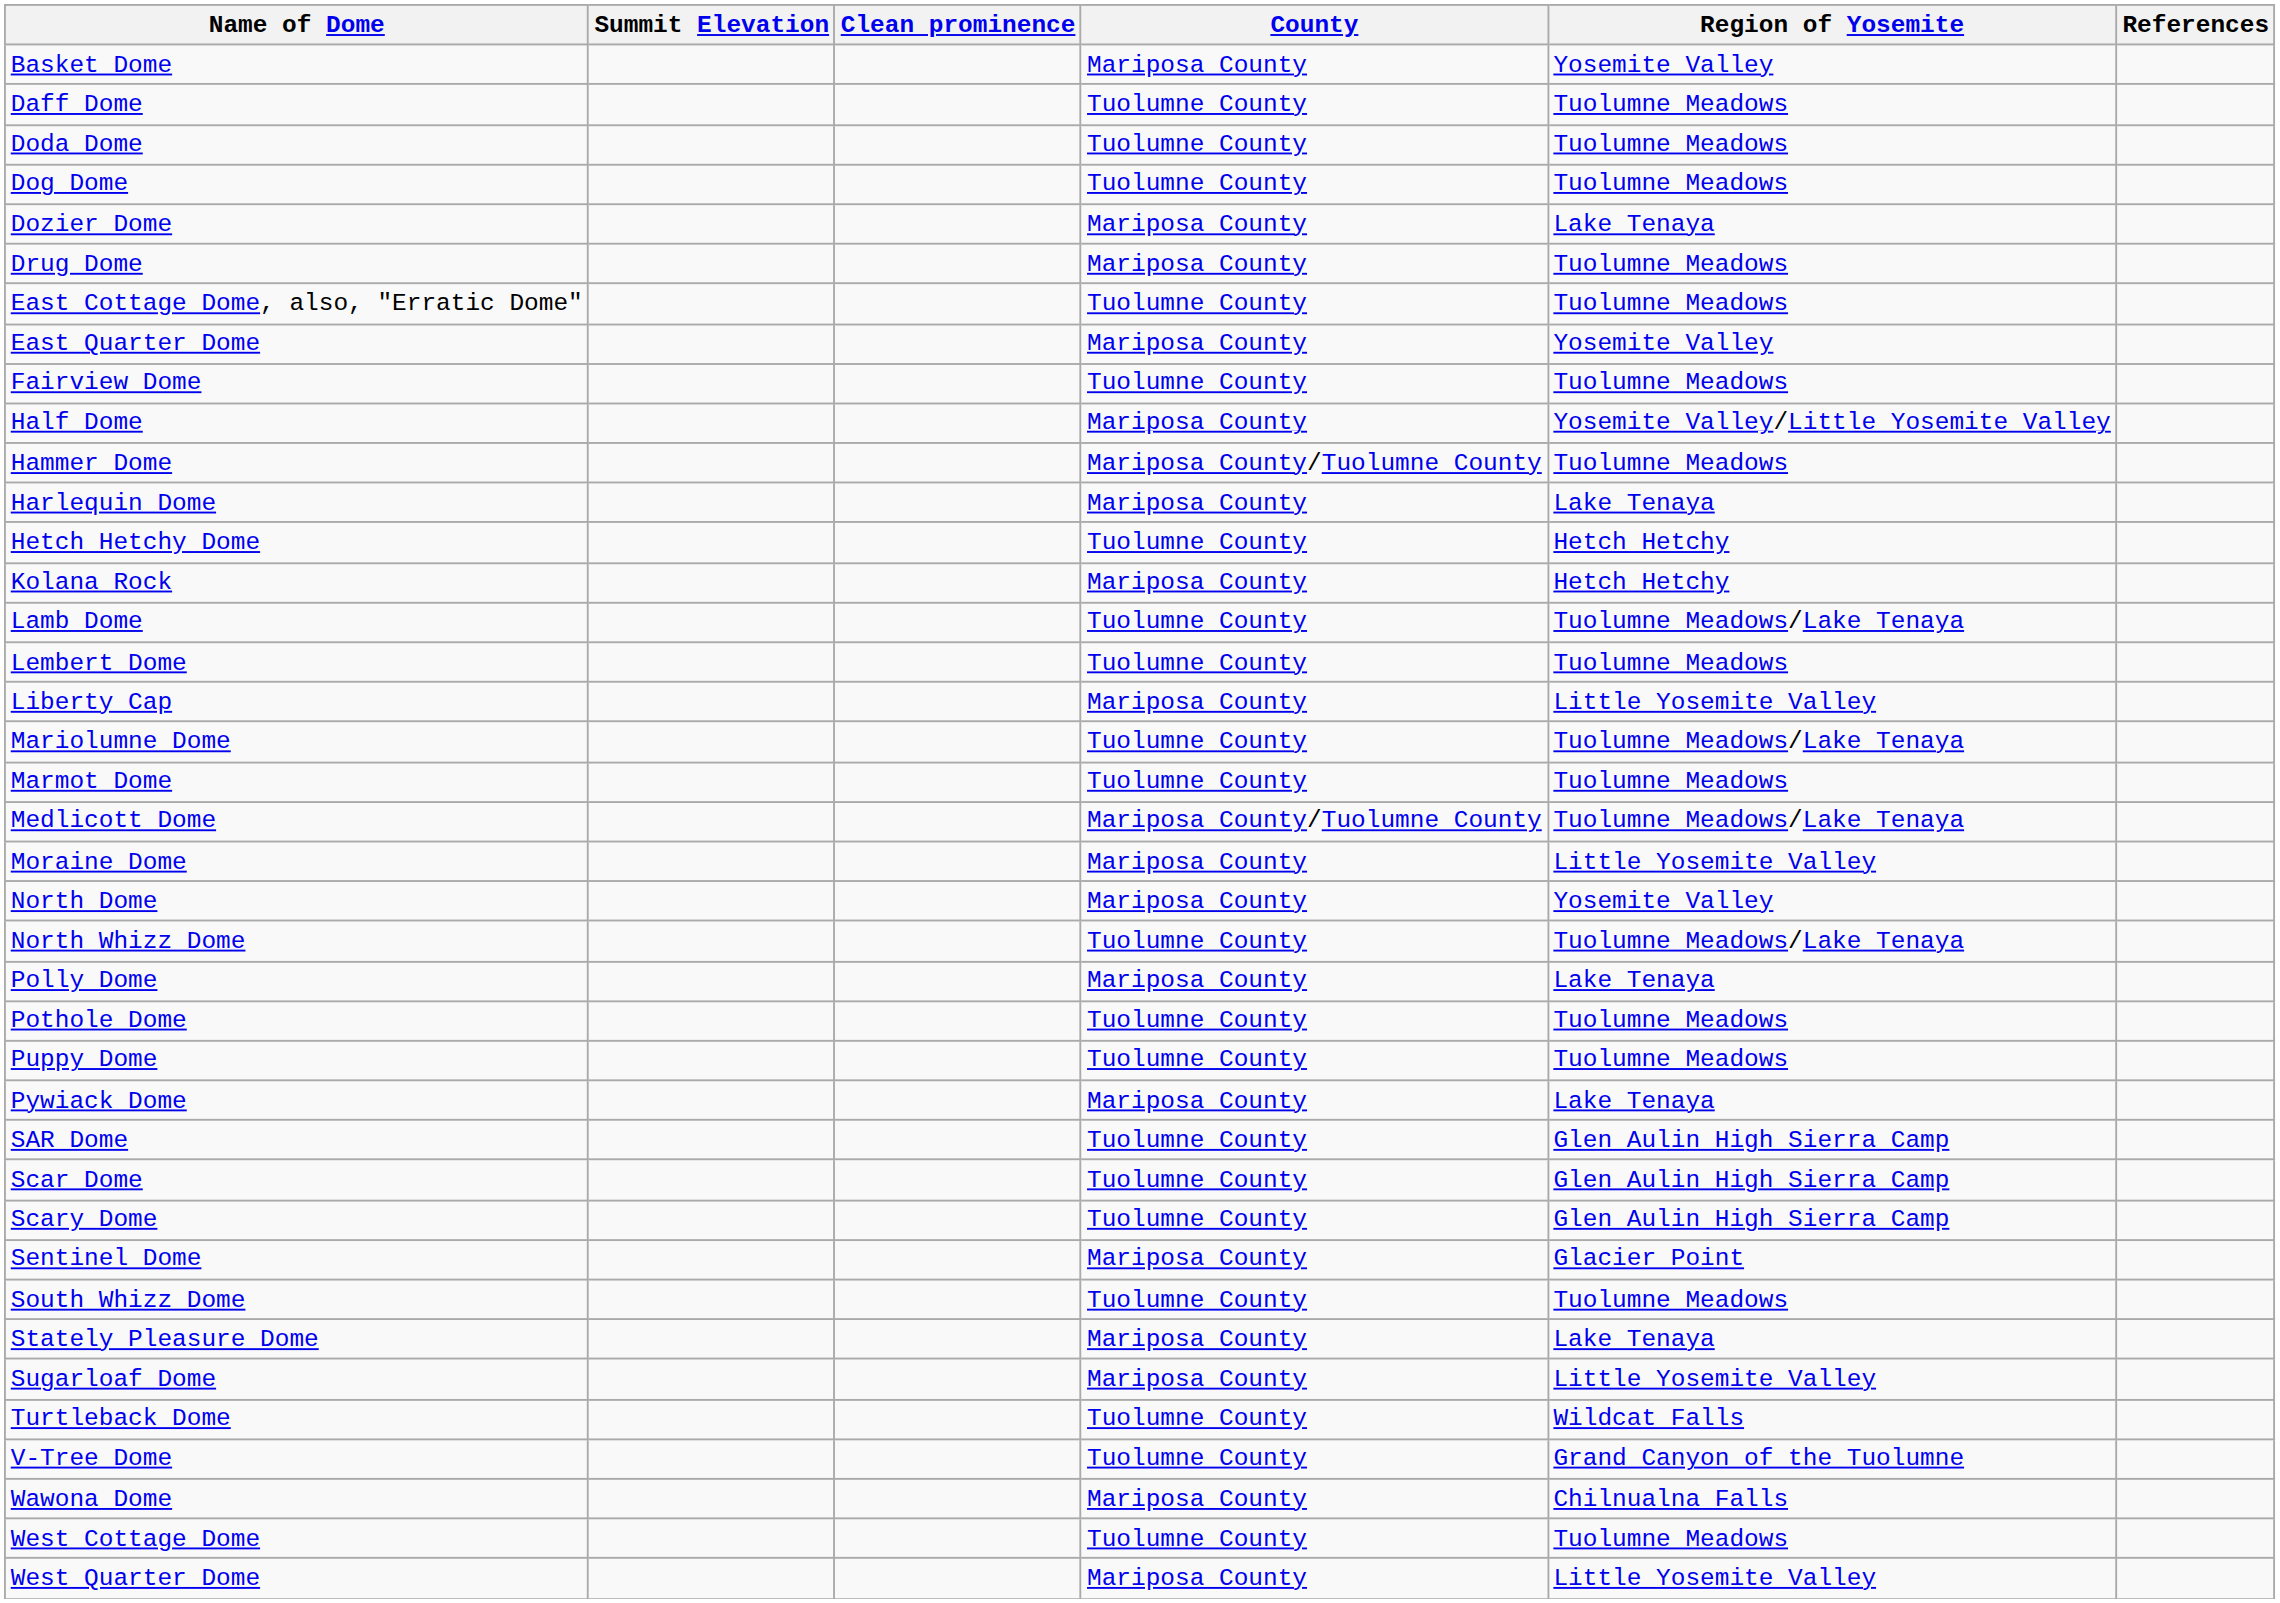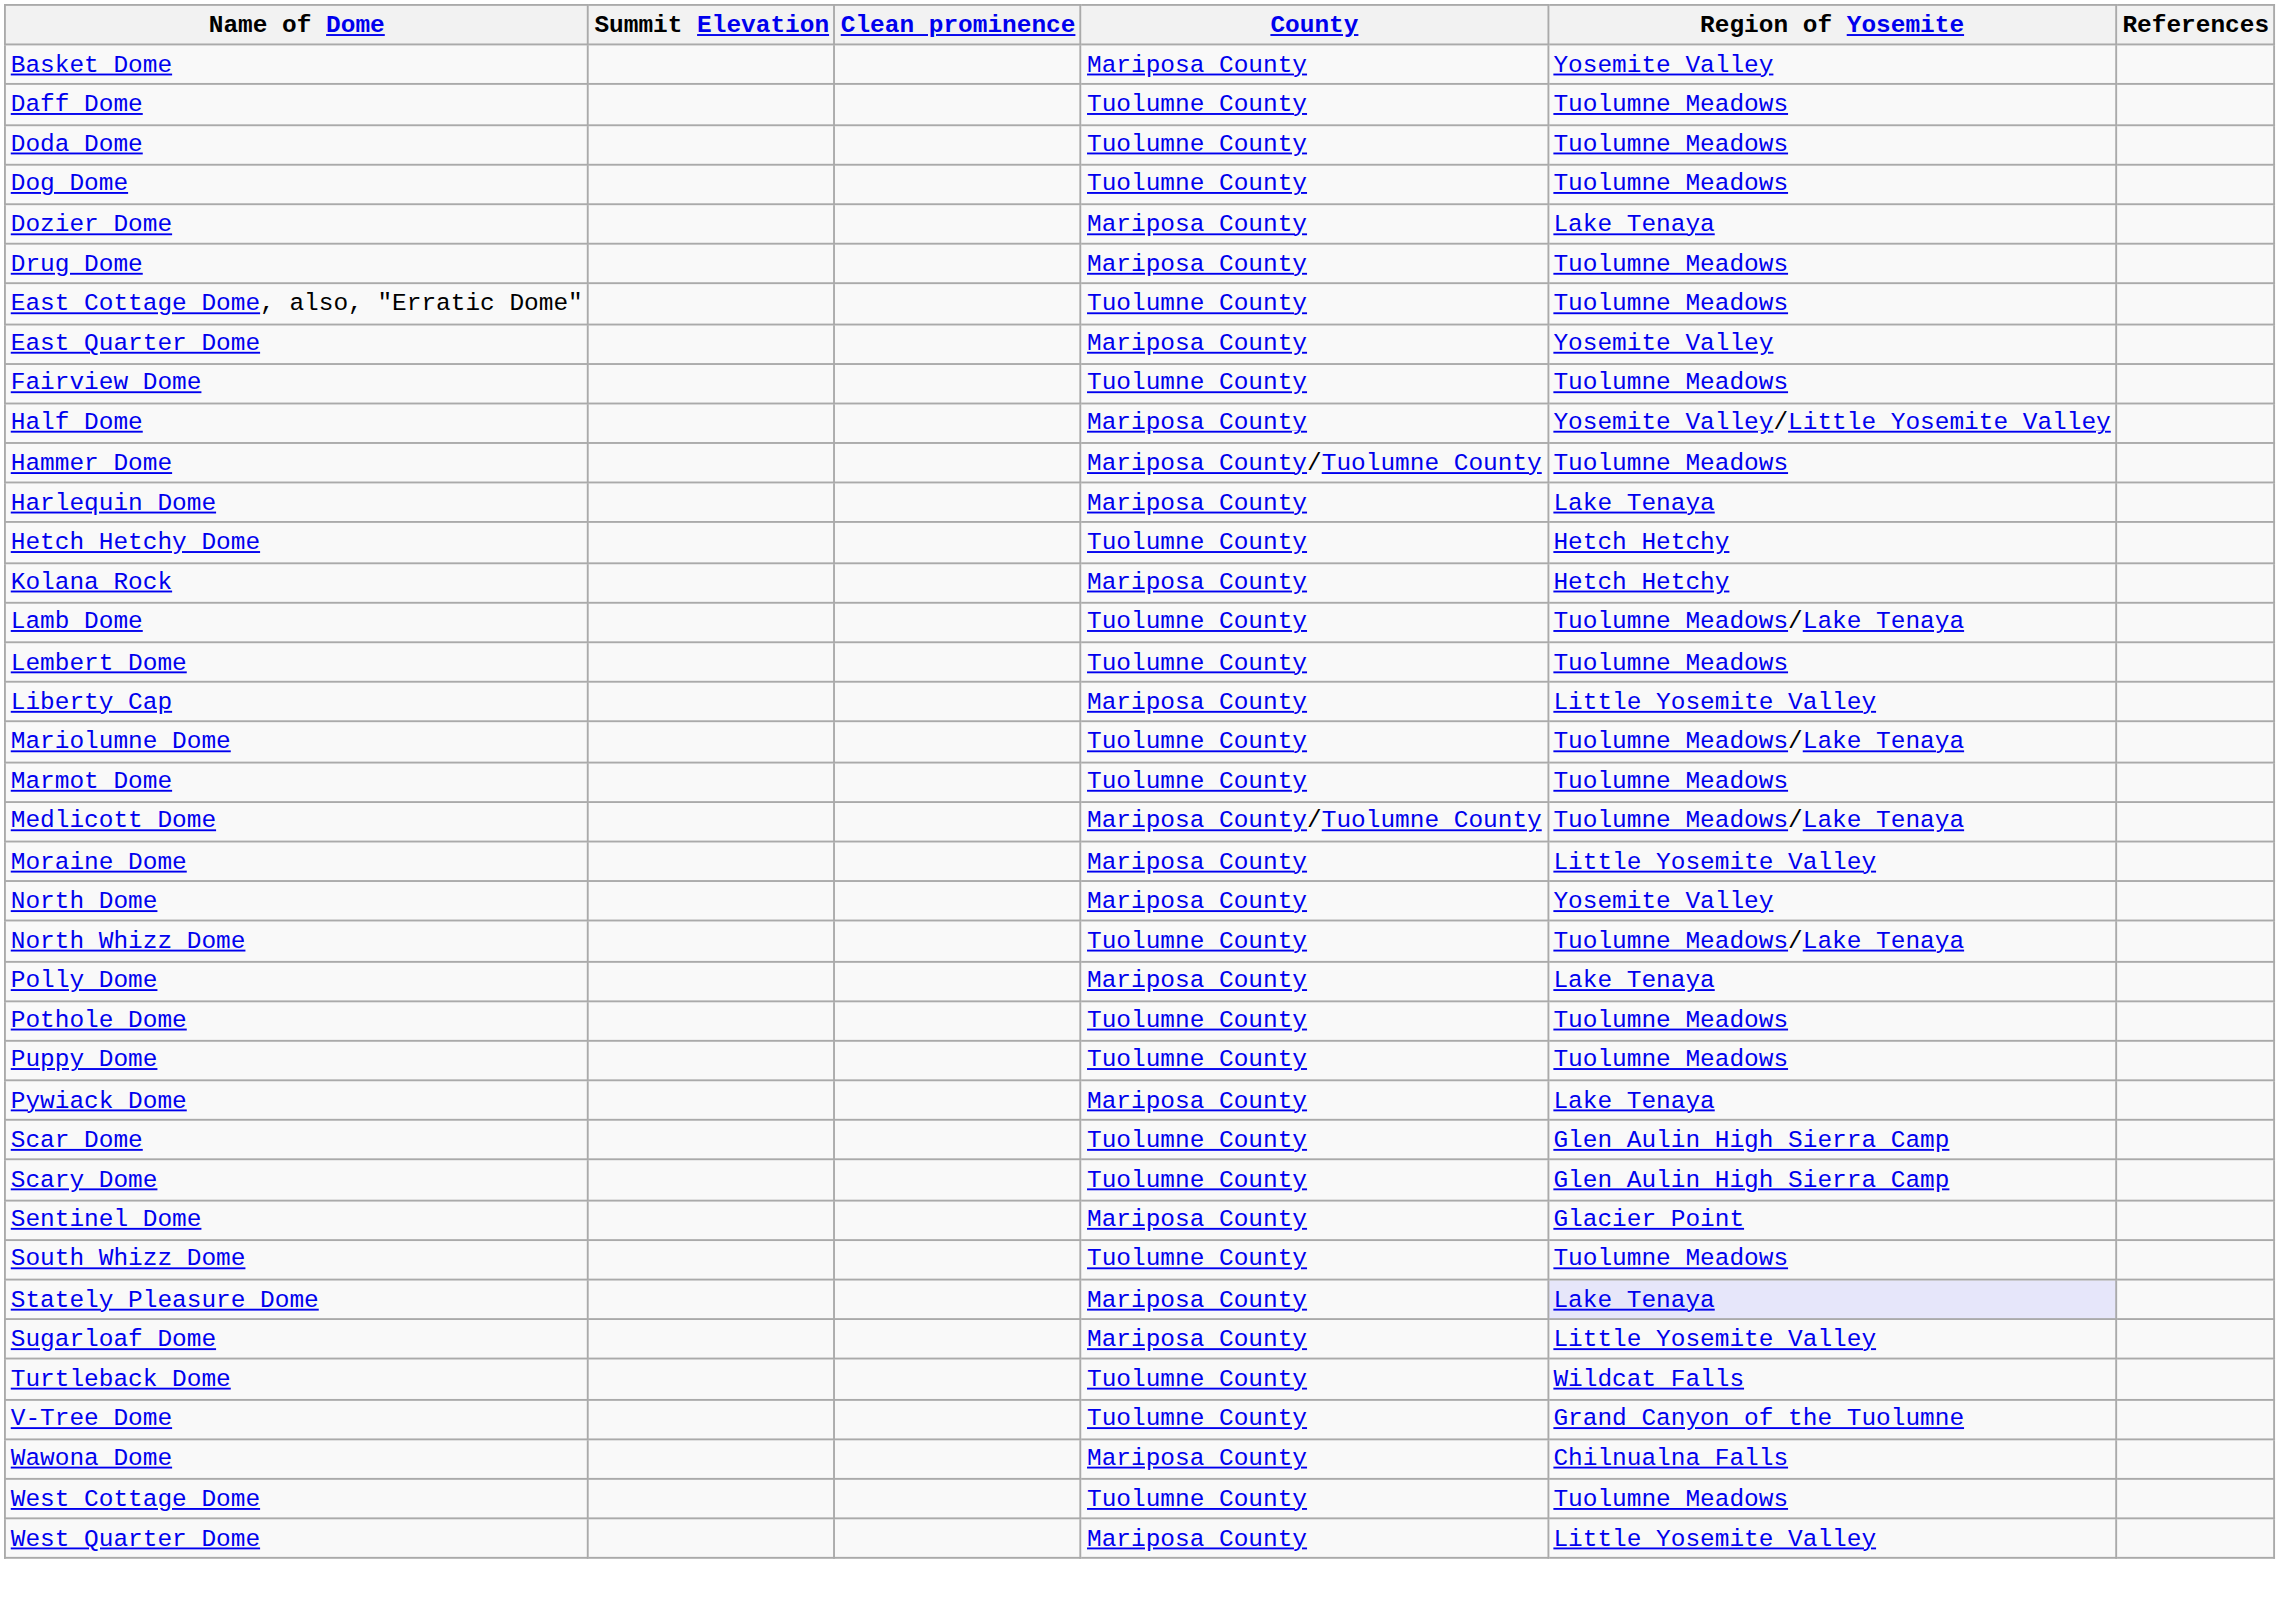- row: (69, 1140)
(1634, 1339) no background -> (1634, 1299) lavender background
